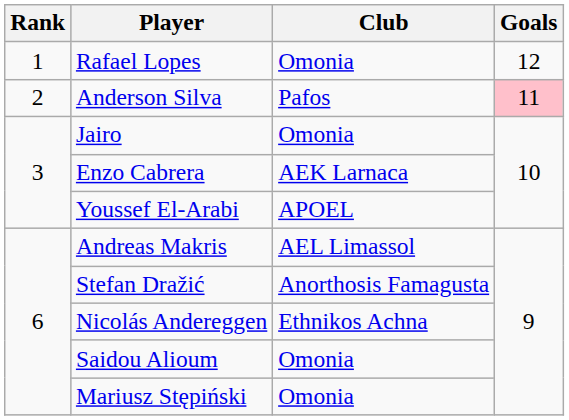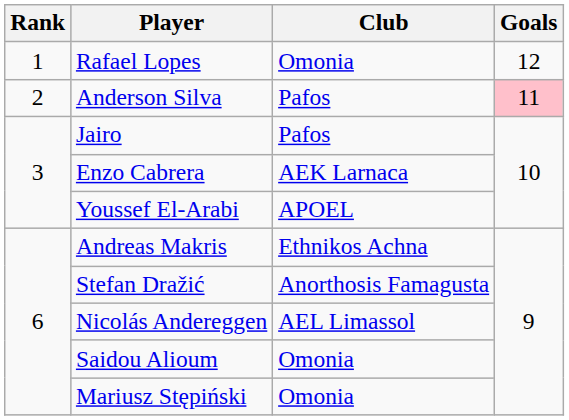(316, 135) Omonia -> (304, 135) Pafos
(347, 246) AEL Limassol -> (353, 246) Ethnikos Achna
(353, 321) Ethnikos Achna -> (347, 321) AEL Limassol
